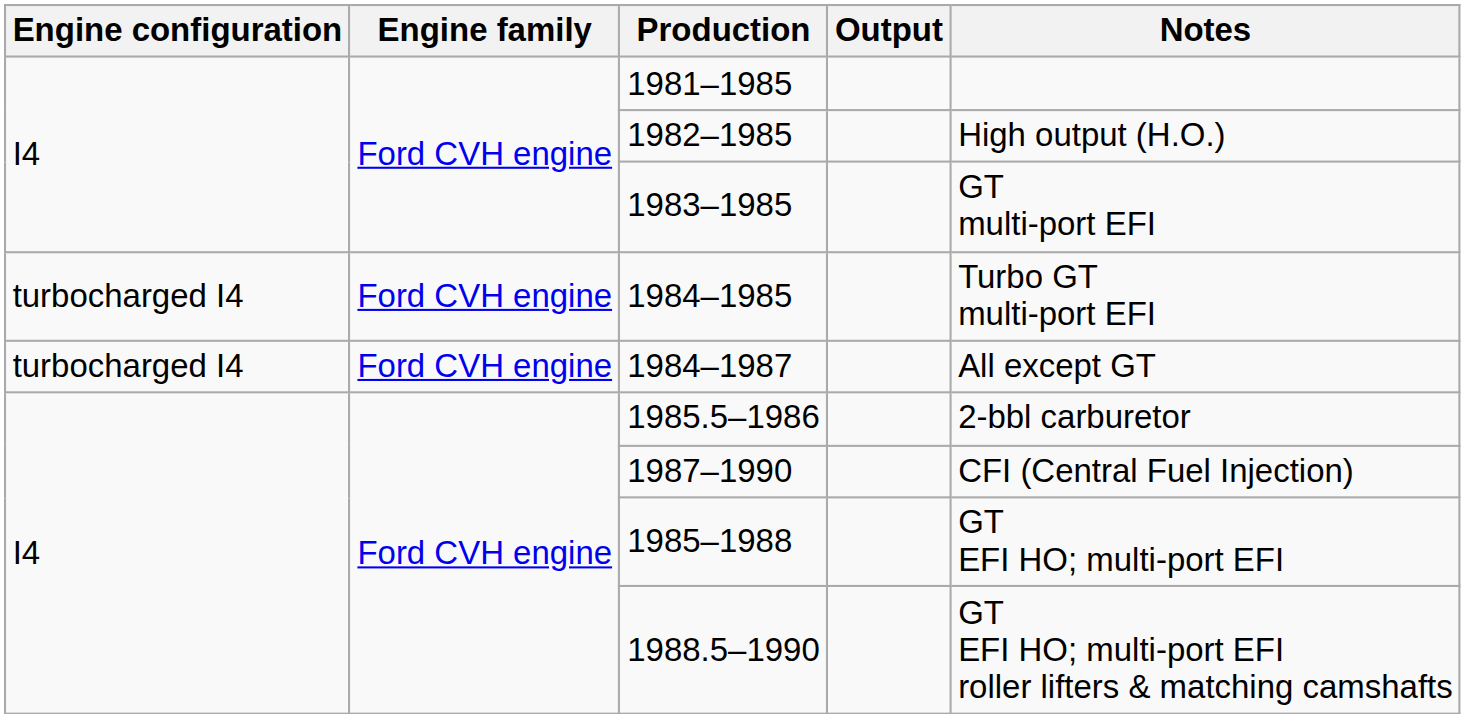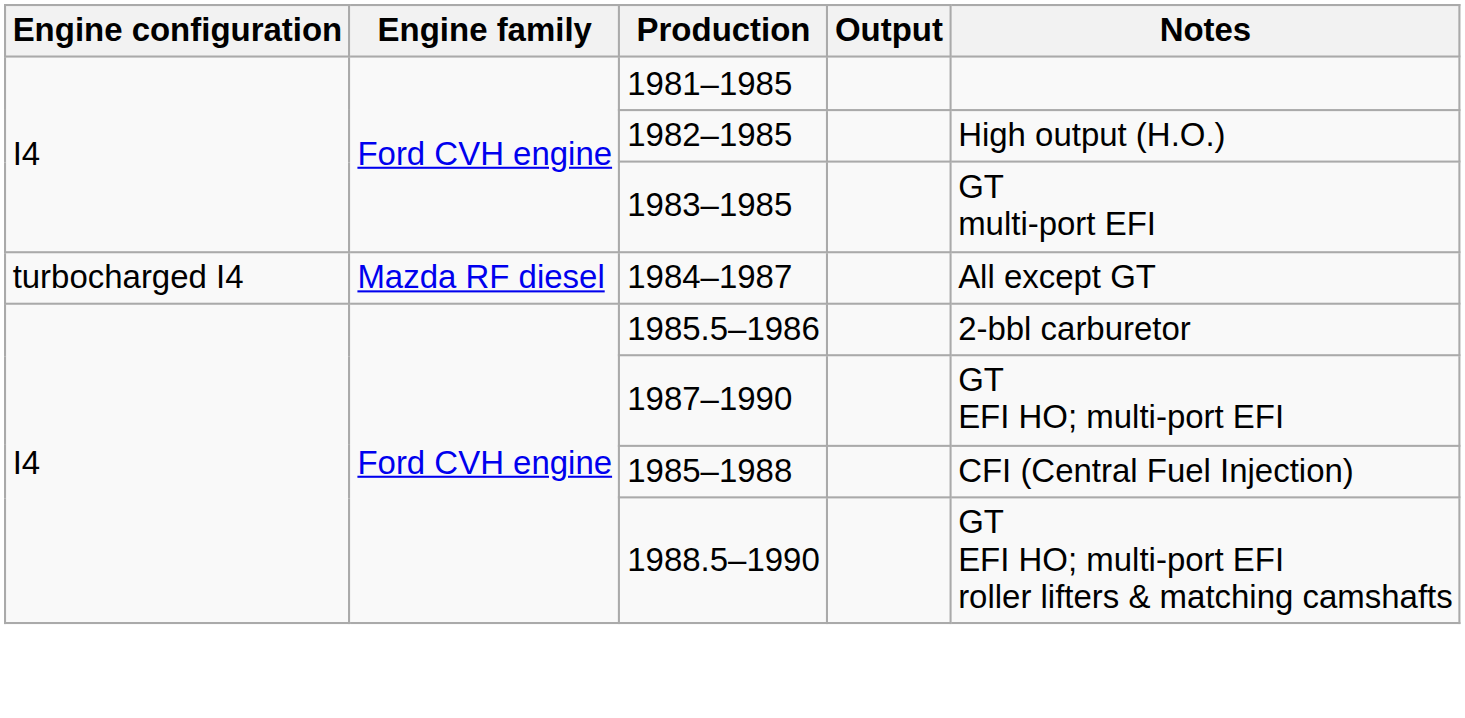- row: (710, 295)
(485, 366) Ford CVH engine -> (481, 276) Mazda RF diesel
(1156, 470) CFI (Central Fuel Injection) -> (1121, 399) GT EFI HO; multi-port EFI
(1121, 541) GT EFI HO; multi-port EFI -> (1156, 470) CFI (Central Fuel Injection)
